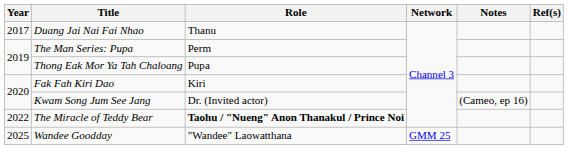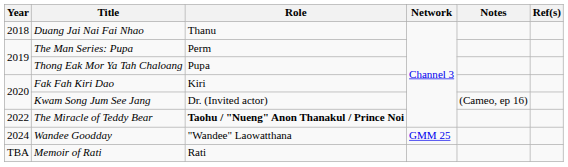(18, 30) 2017 -> (18, 30) 2018
(18, 135) 2025 -> (18, 135) 2024
+ row: (68, 153)
